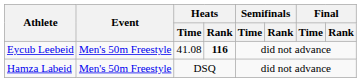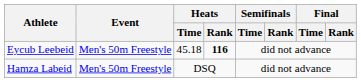(189, 50) 41.08 -> (189, 50) 45.18
